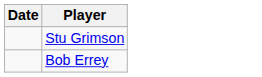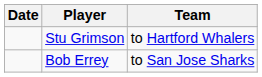+ column: (193, 15)
